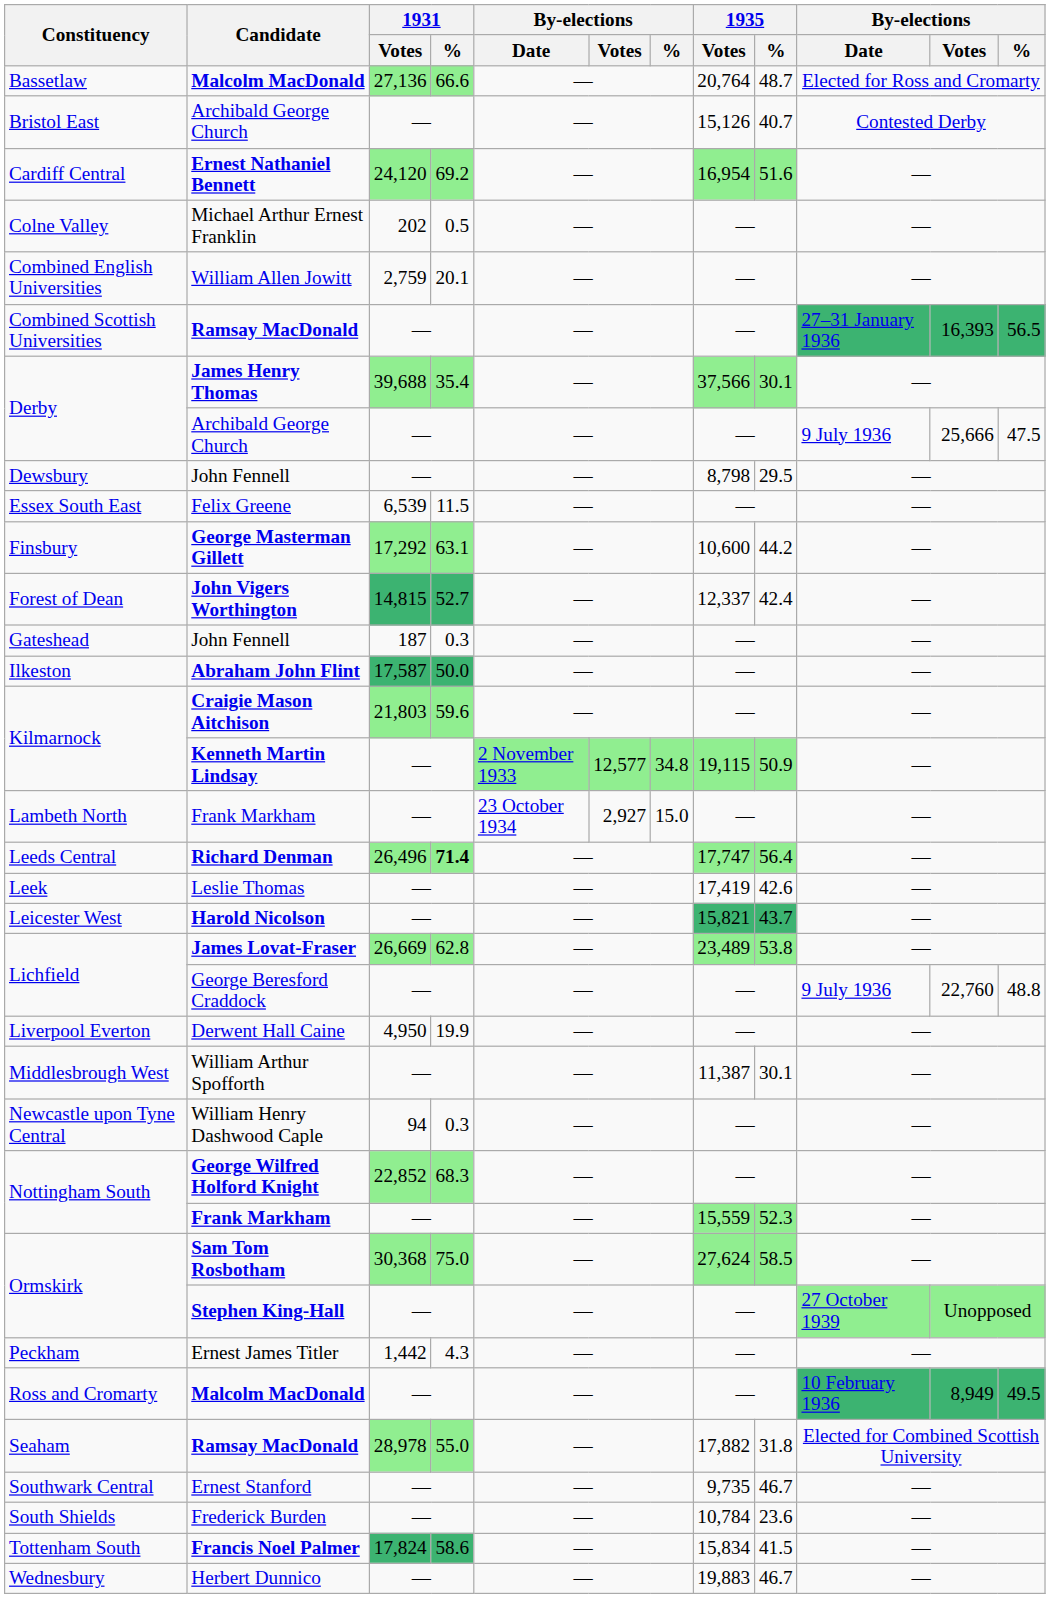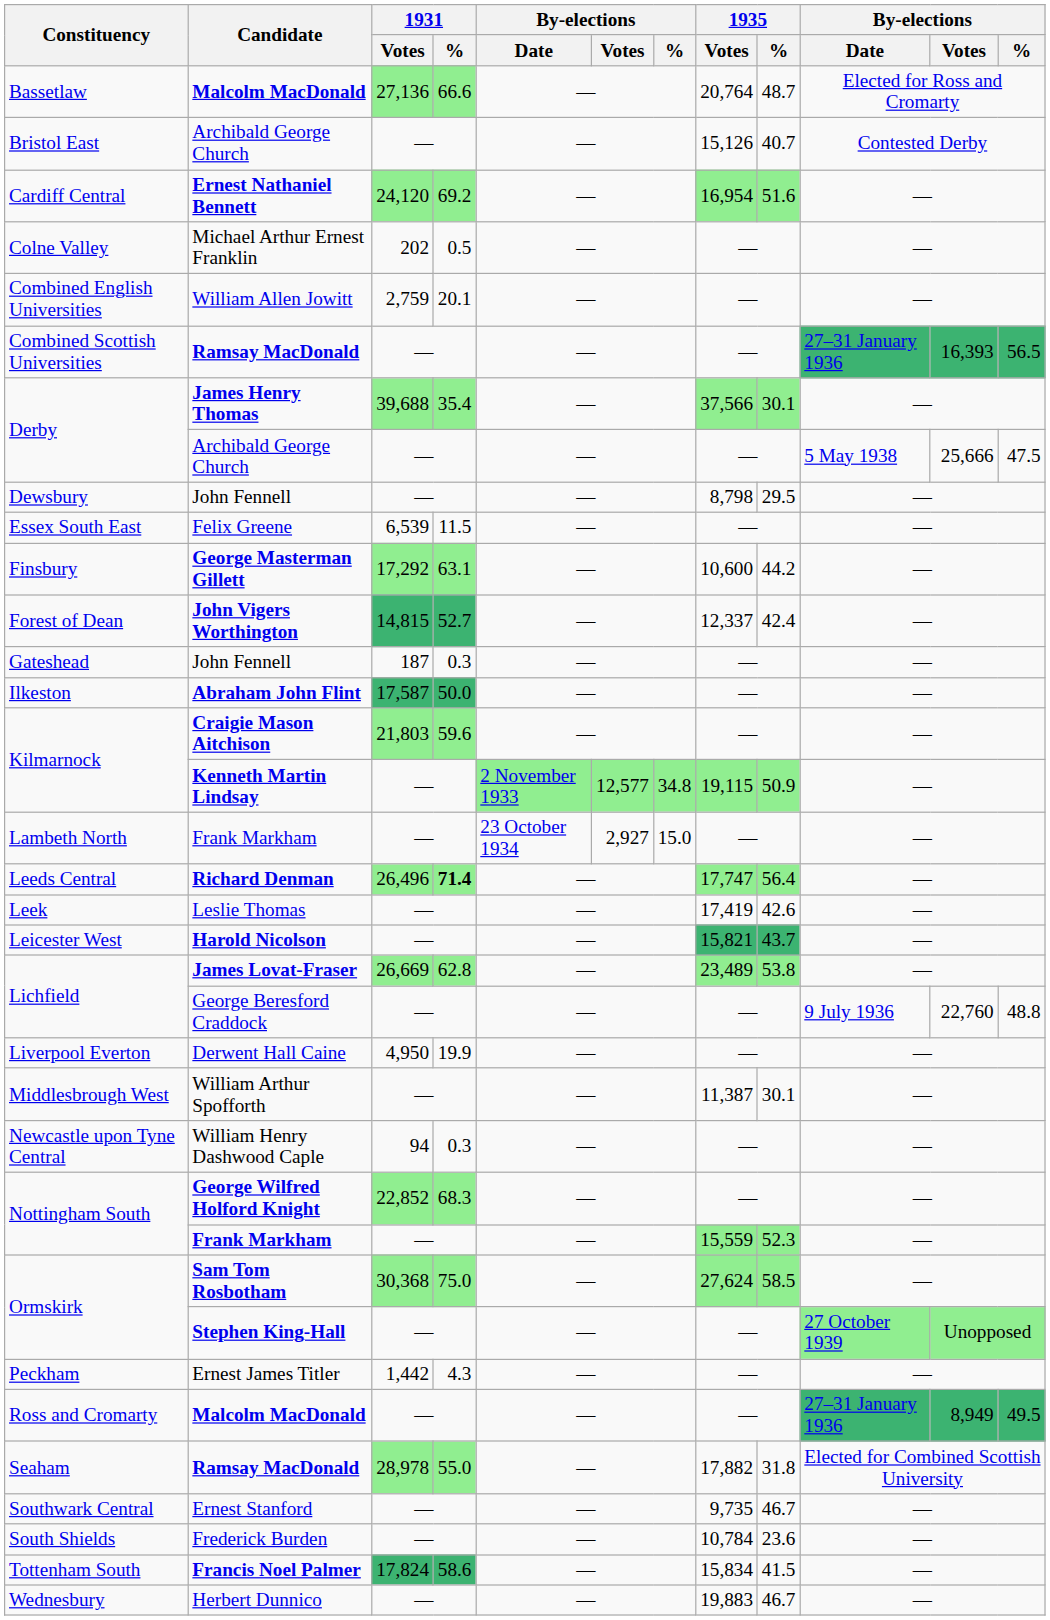(846, 434) 9 July 1936 -> (851, 455) 5 May 1938
(848, 1393) 10 February 1936 -> (861, 1415) 27–31 January 1936
